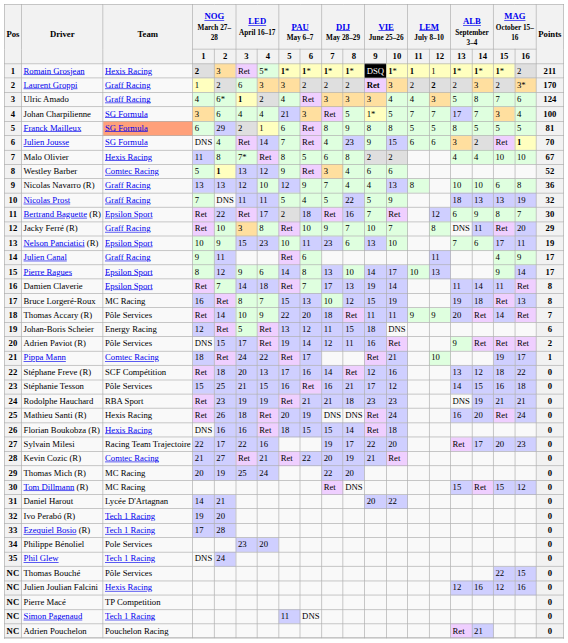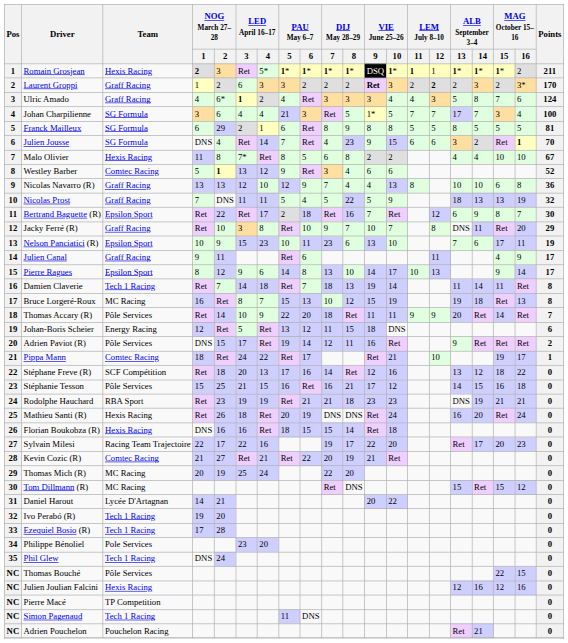(126, 128) lightsalmon background -> (126, 128) no background
(129, 286) Epsilon Sport -> (130, 286) Tech 1 Racing
(328, 286) 17 -> (328, 286) 18
